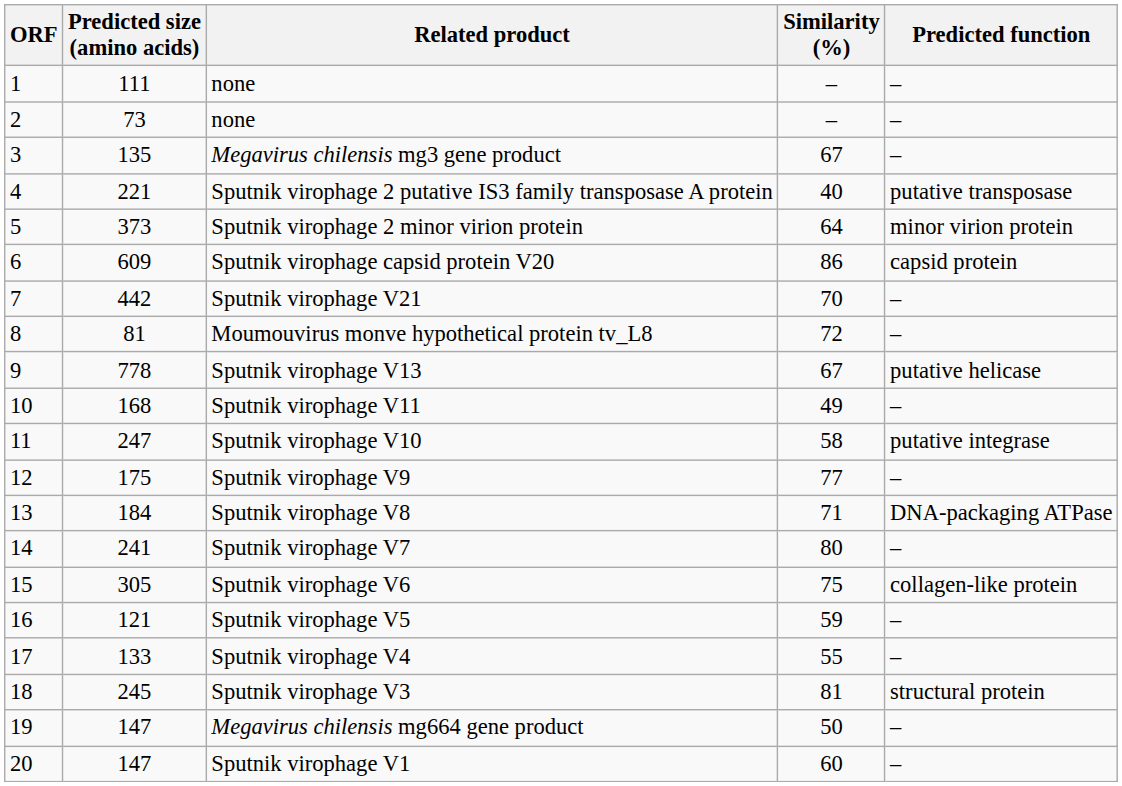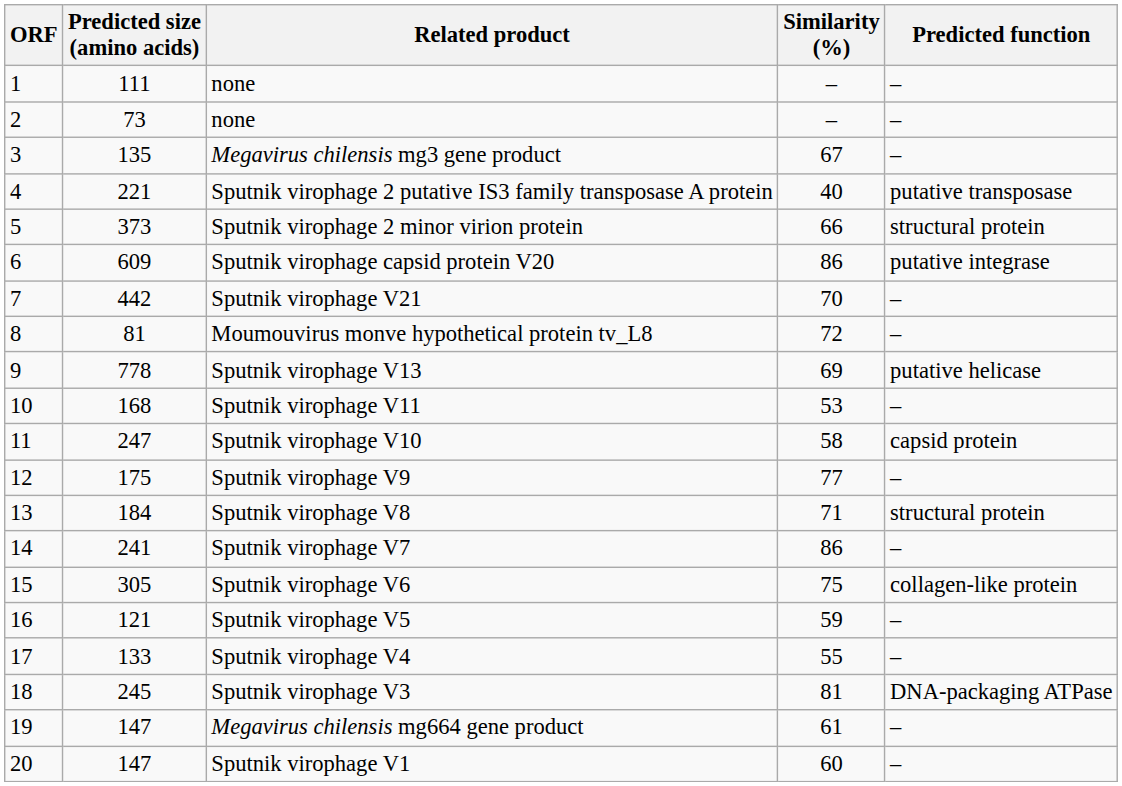(831, 226) 64 -> (831, 226) 66
(982, 226) minor virion protein -> (967, 226) structural protein
(954, 262) capsid protein -> (970, 262) putative integrase
(831, 369) 67 -> (831, 369) 69
(831, 405) 49 -> (831, 405) 53
(970, 441) putative integrase -> (954, 441) capsid protein
(1001, 512) DNA-packaging ATPase -> (967, 512) structural protein
(831, 548) 80 -> (831, 548) 86
(967, 691) structural protein -> (1001, 691) DNA-packaging ATPase
(831, 727) 50 -> (831, 727) 61
